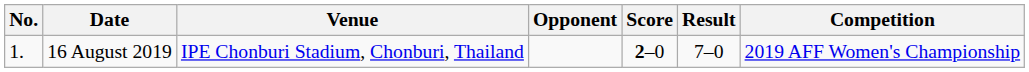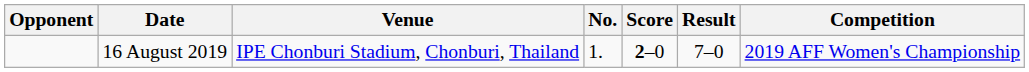columns swapped: (24, 20) <-> (575, 20)
